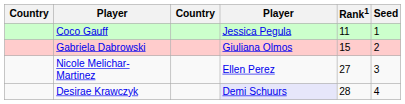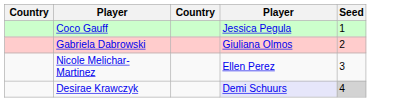- column: (354, 14)
(377, 91) no background -> (342, 89) lightgrey background
